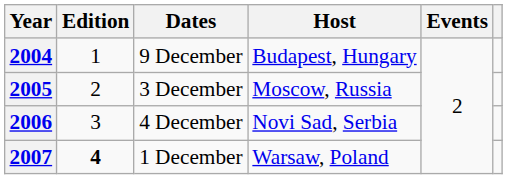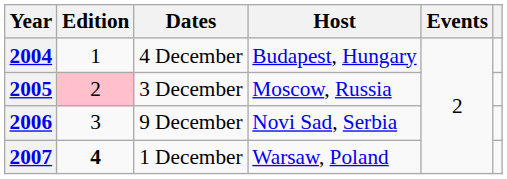(191, 55) 9 December -> (191, 55) 4 December
(96, 88) no background -> (96, 88) pink background
(191, 122) 4 December -> (191, 122) 9 December
